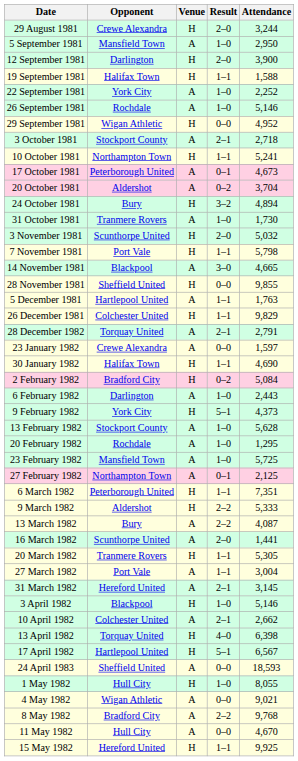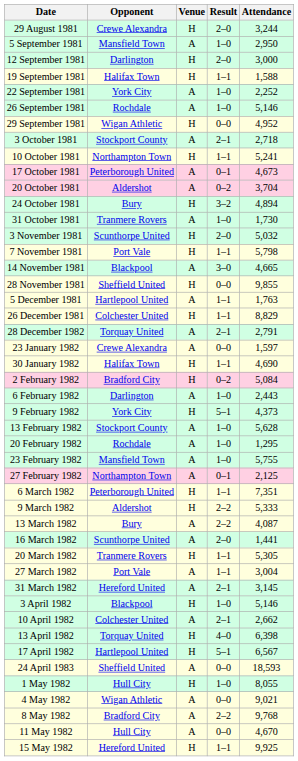(266, 60) 3,900 -> (266, 60) 3,000
(266, 316) 9,829 -> (266, 316) 8,829
(266, 460) 5,725 -> (266, 460) 5,755
